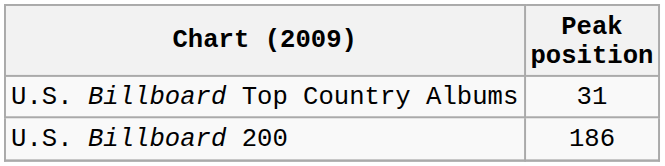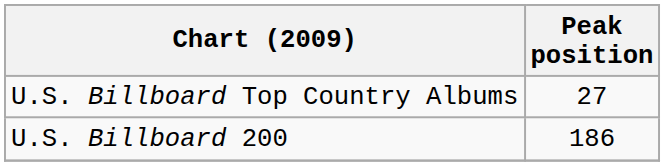(592, 97) 31 -> (592, 97) 27
